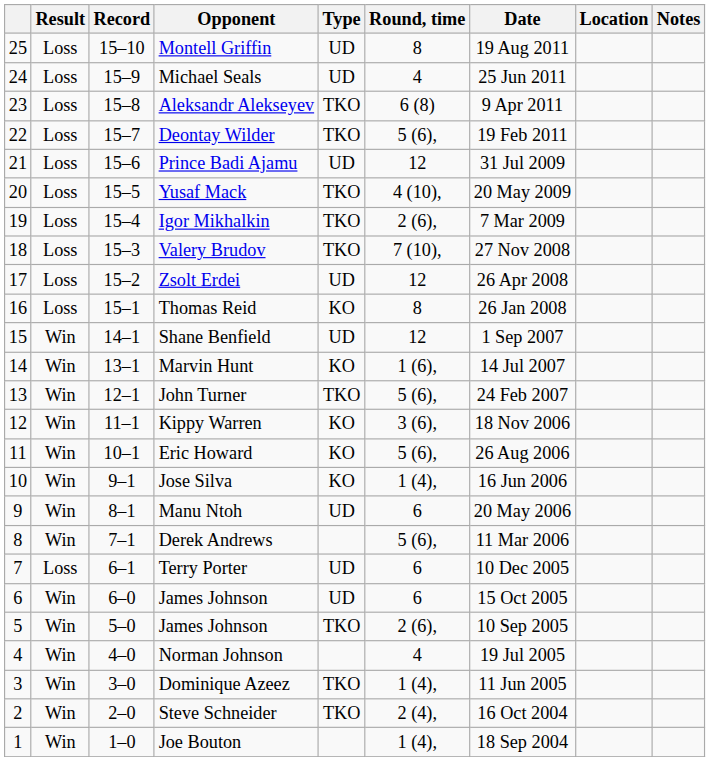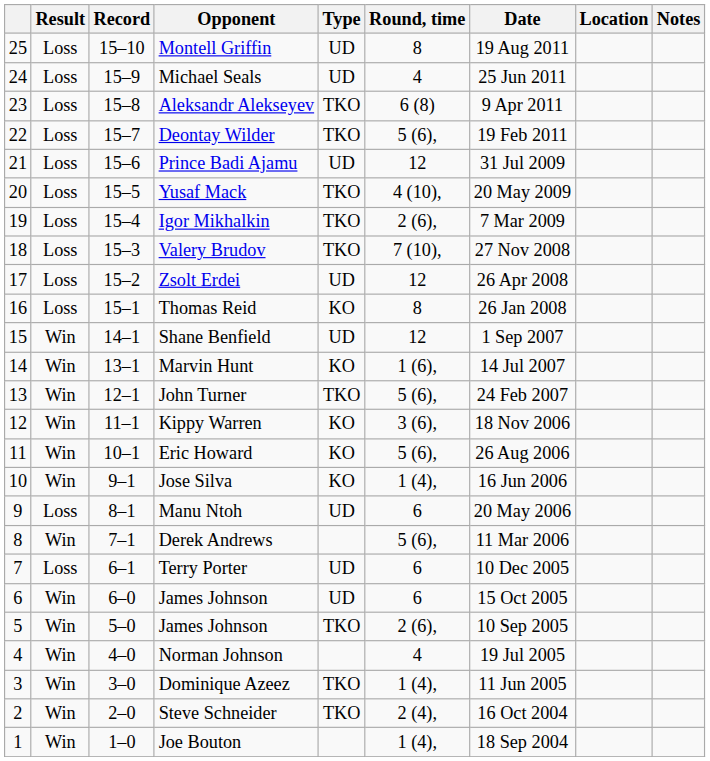(60, 510) Win -> (60, 510) Loss
